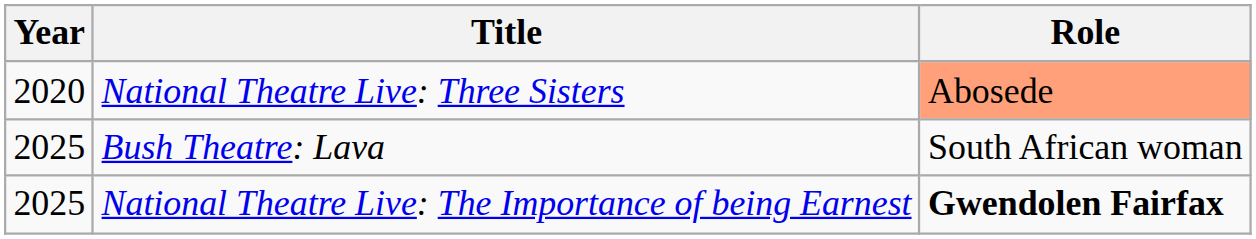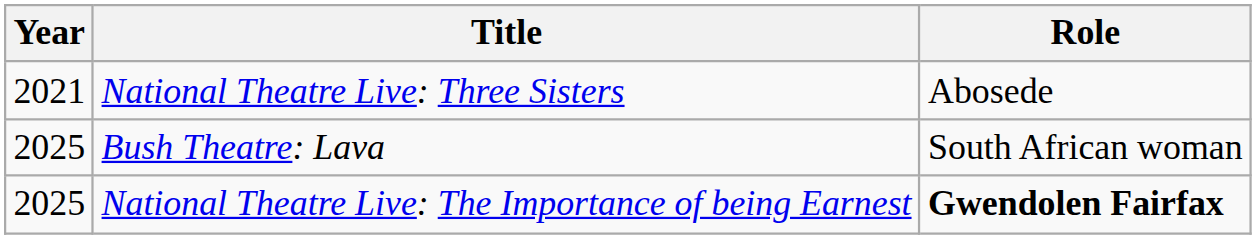(49, 89) 2020 -> (49, 89) 2021
(991, 89) lightsalmon background -> (991, 89) no background
